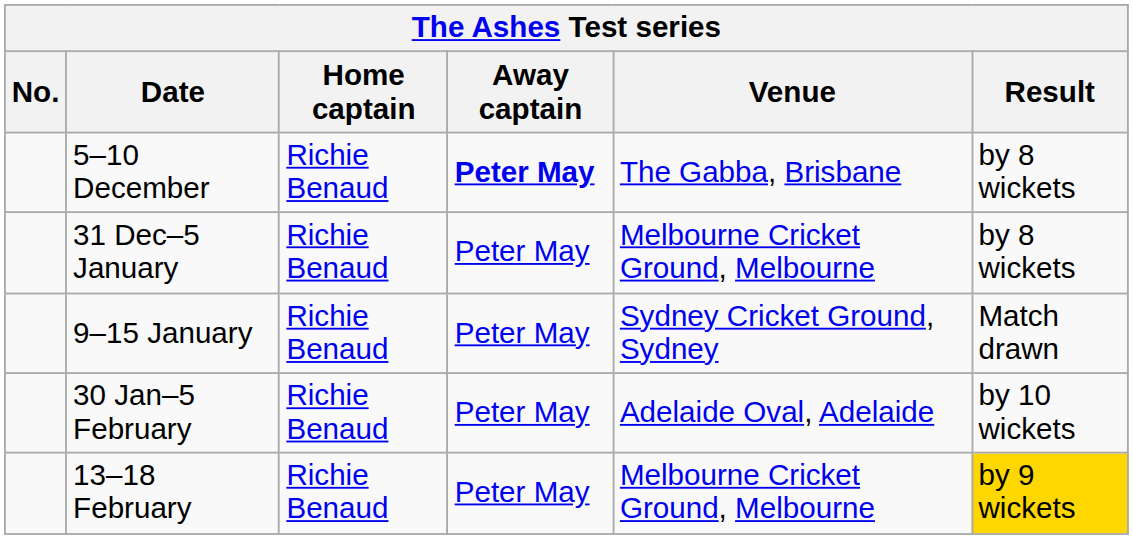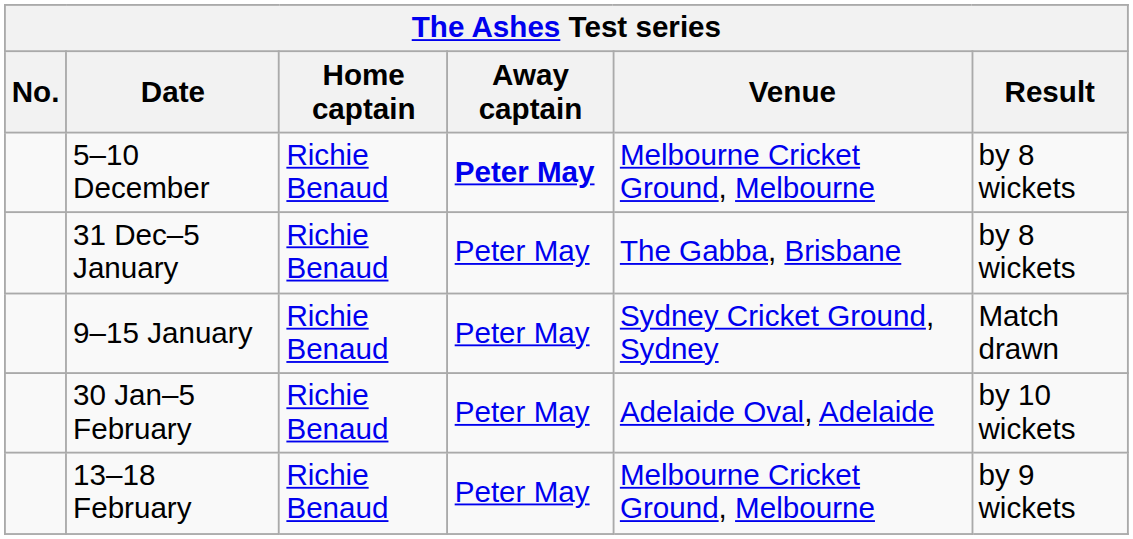(761, 171) The Gabba, Brisbane -> (747, 171) Melbourne Cricket Ground, Melbourne
(747, 252) Melbourne Cricket Ground, Melbourne -> (761, 252) The Gabba, Brisbane
(1027, 492) gold background -> (1027, 492) no background
